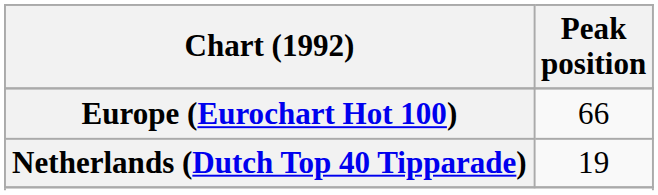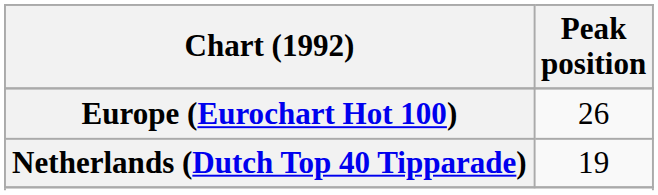(594, 113) 66 -> (594, 113) 26
